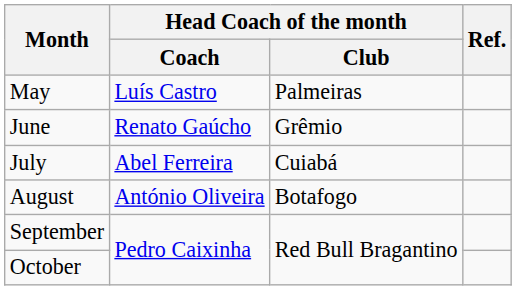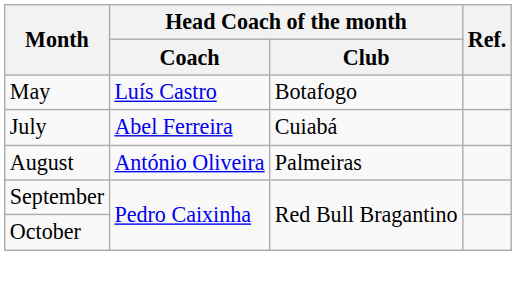(318, 92) Palmeiras -> (316, 92) Botafogo
- row: (30, 127)
(316, 197) Botafogo -> (318, 162) Palmeiras
